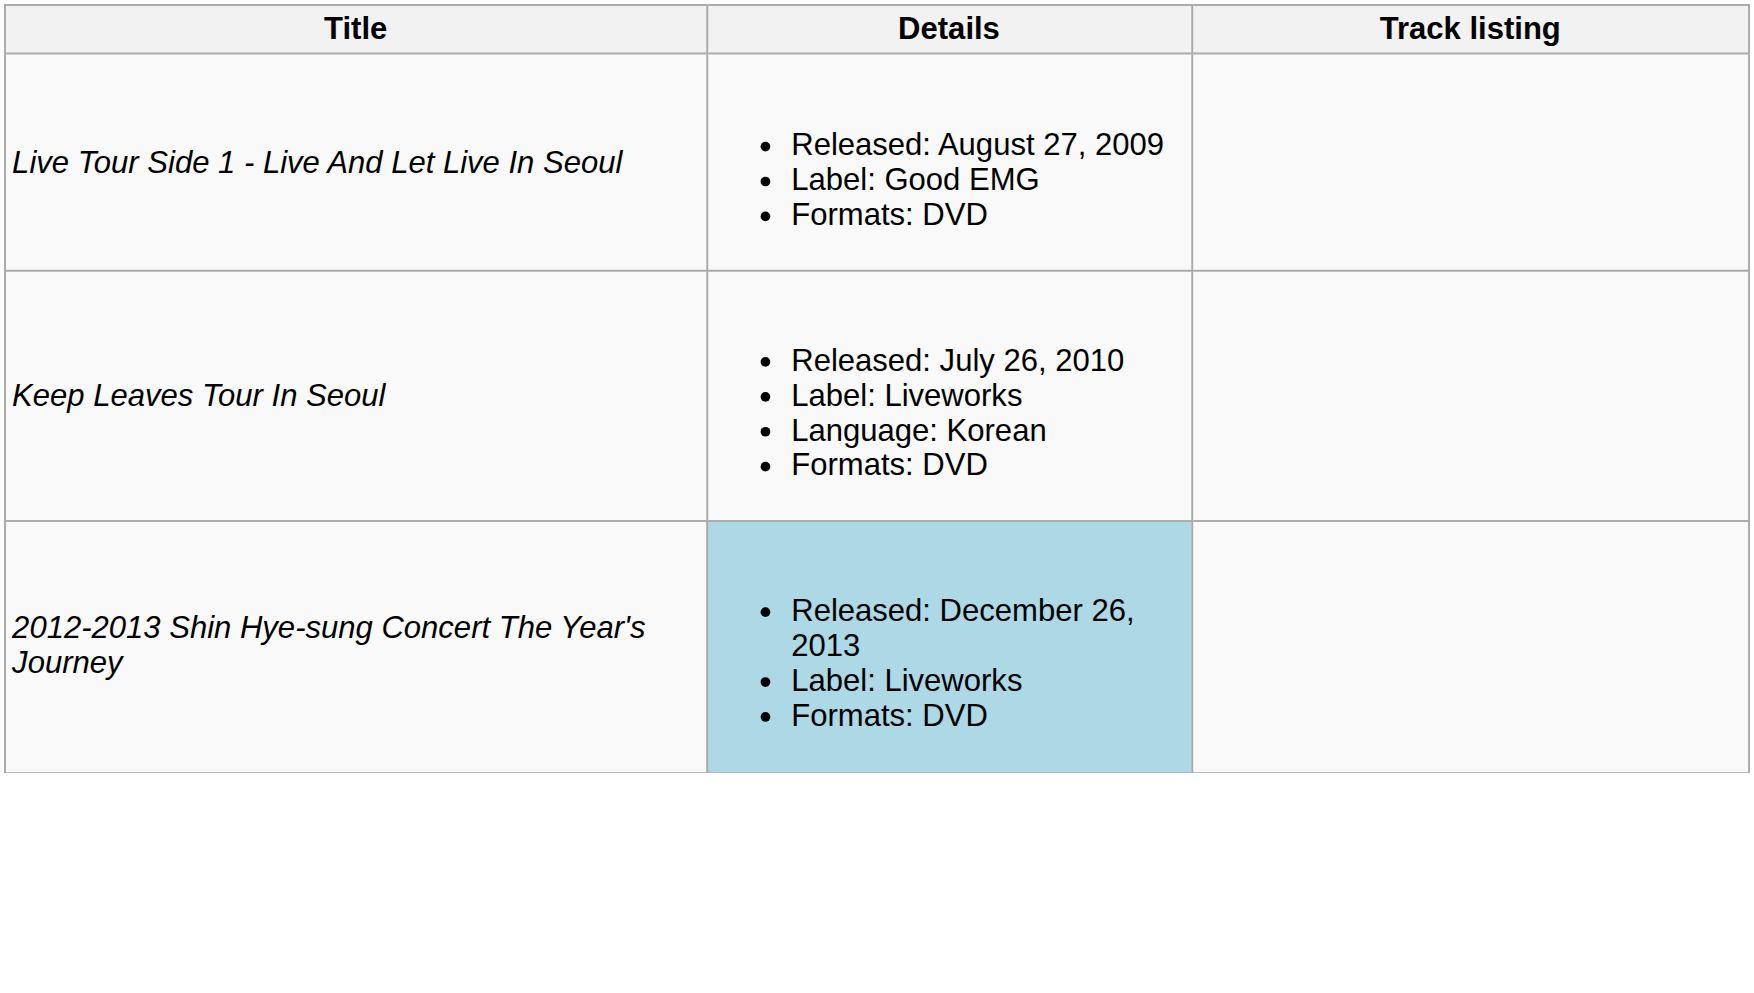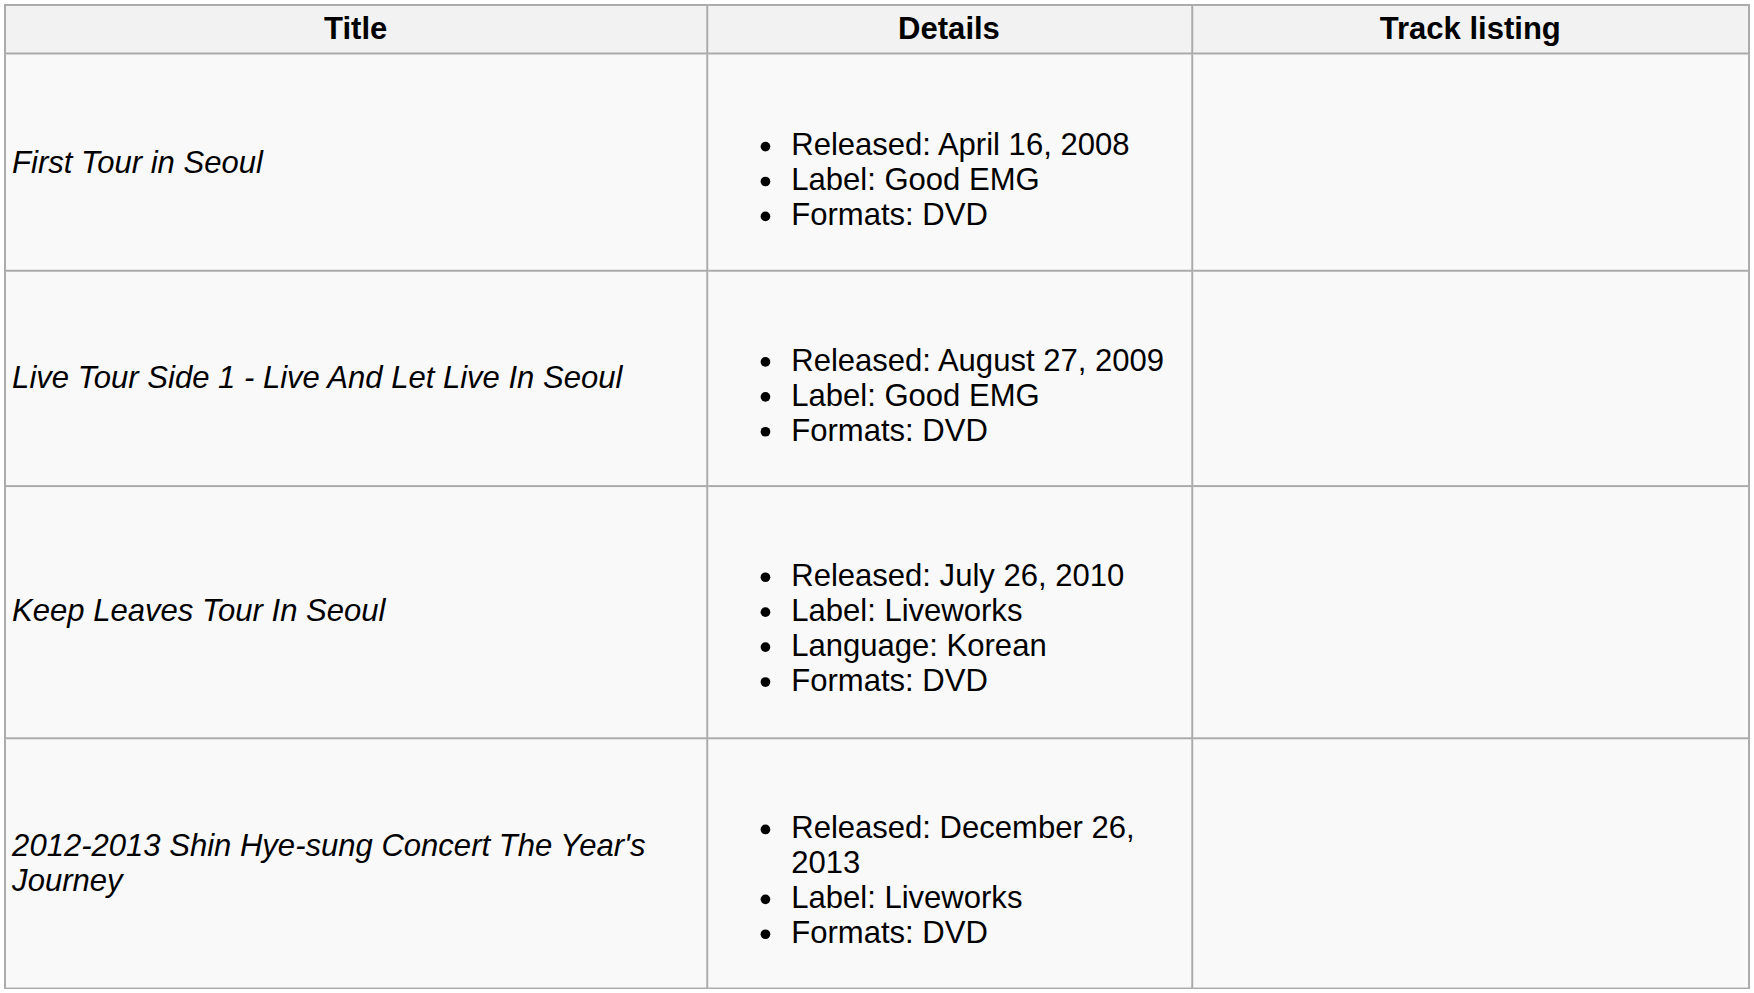+ row: (137, 161)
(949, 664) lightblue background -> (949, 880) no background
